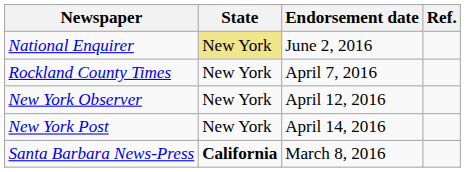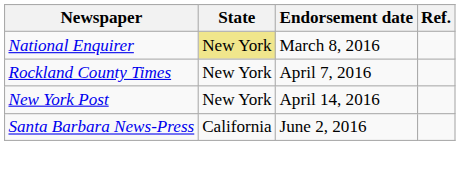(329, 45) June 2, 2016 -> (330, 45) March 8, 2016
- row: (75, 99)
(240, 153) bold -> (237, 126) normal
(335, 153) March 8, 2016 -> (323, 126) June 2, 2016
